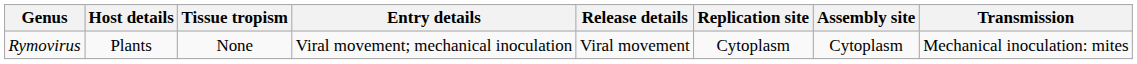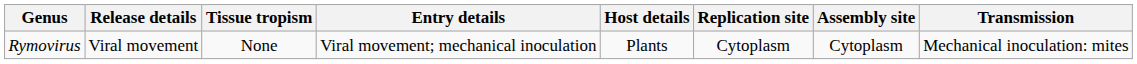columns swapped: (131, 17) <-> (635, 17)
